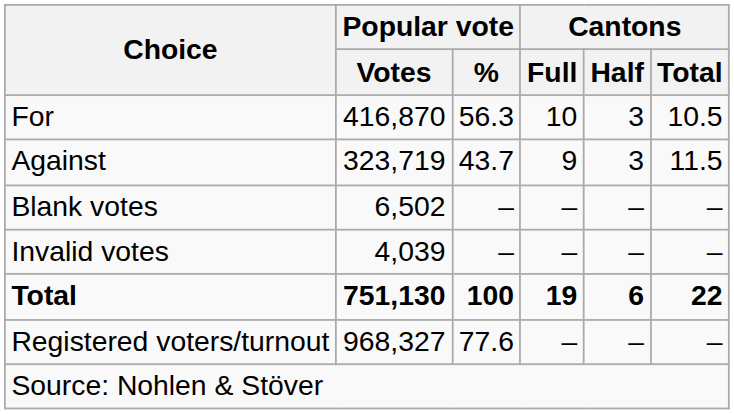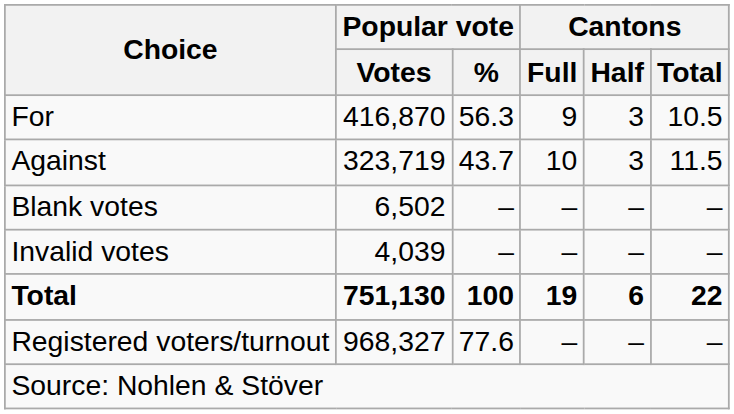(562, 116) 10 -> (569, 116) 9
(569, 161) 9 -> (562, 161) 10
